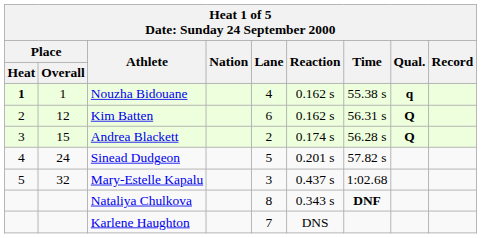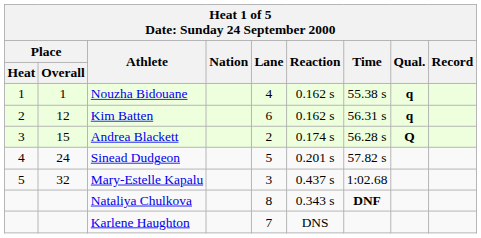(21, 94) bold -> (21, 94) normal
(409, 115) Q -> (409, 115) q
